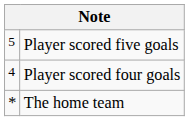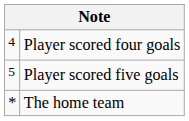rows swapped: (102, 75) <-> (101, 45)
